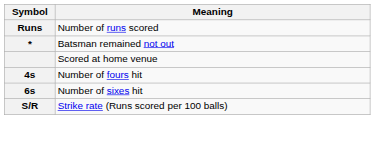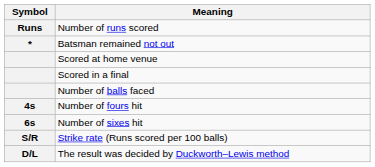+ row: (93, 75)
+ row: (106, 91)
+ row: (173, 153)
